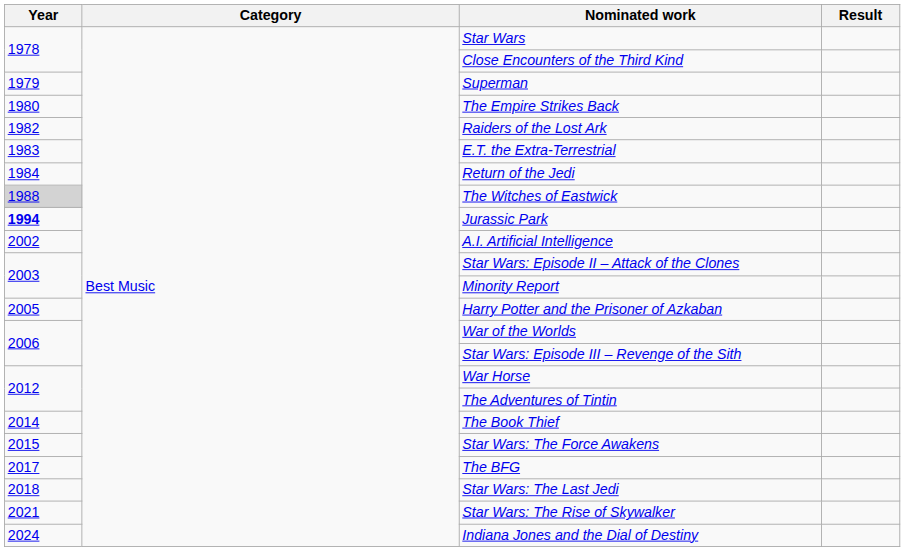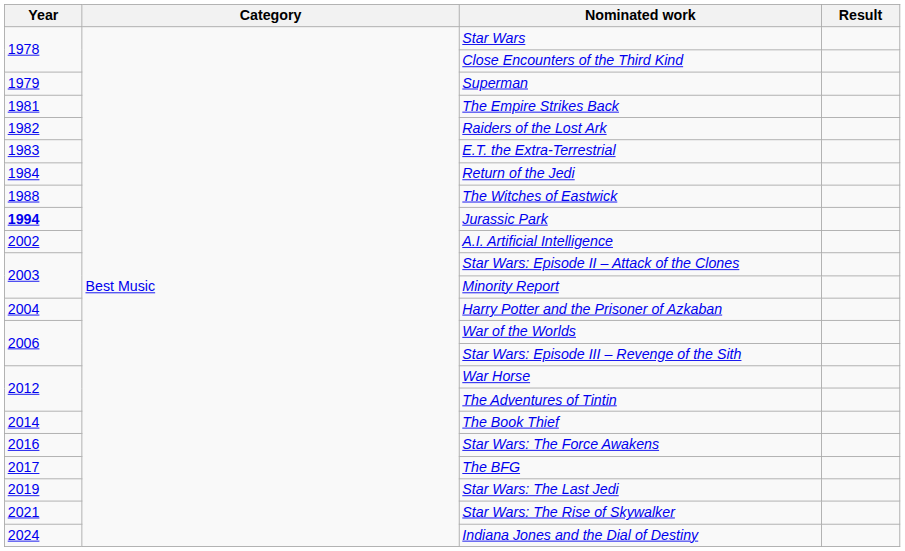(24, 106) 1980 -> (24, 106) 1981
(24, 196) lightgrey background -> (24, 196) no background
(24, 309) 2005 -> (24, 309) 2004
(24, 444) 2015 -> (24, 444) 2016
(24, 490) 2018 -> (24, 490) 2019
